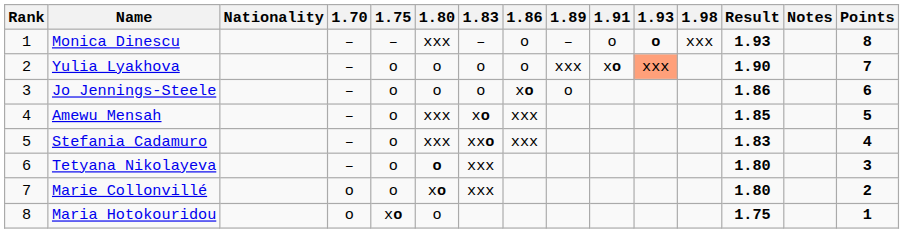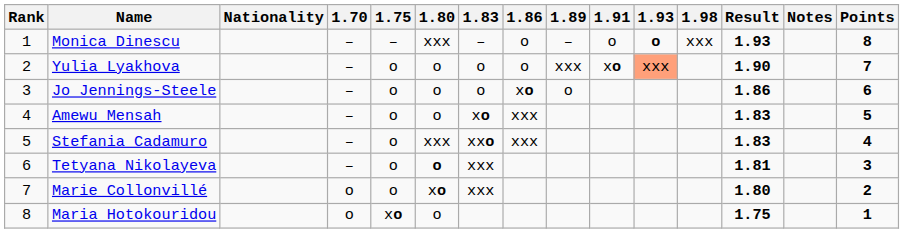(437, 116) xxx -> (437, 116) o
(752, 116) 1.85 -> (752, 116) 1.83
(752, 166) 1.80 -> (752, 166) 1.81
